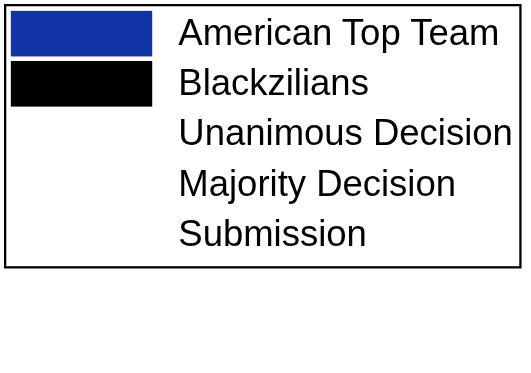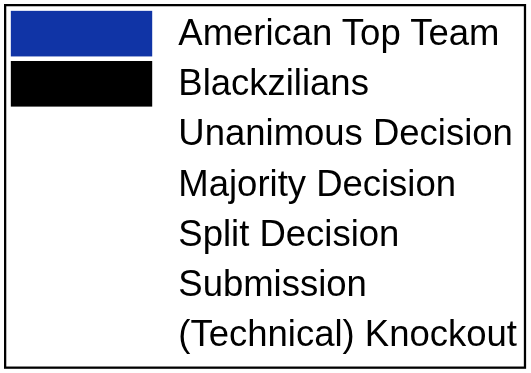+ row: (289, 233)
+ row: (348, 333)
